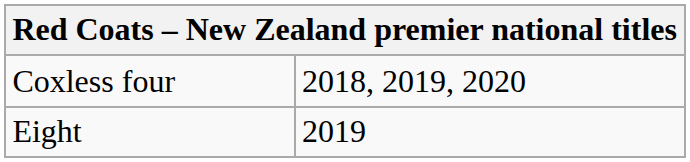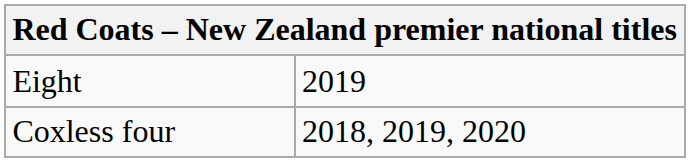rows swapped: (94, 80) <-> (47, 131)
